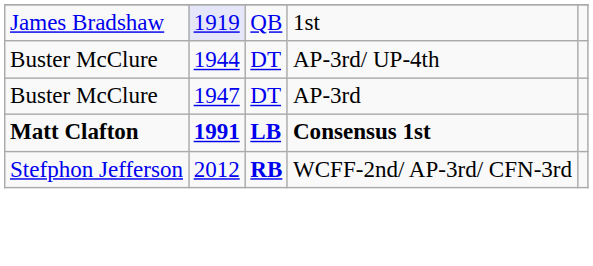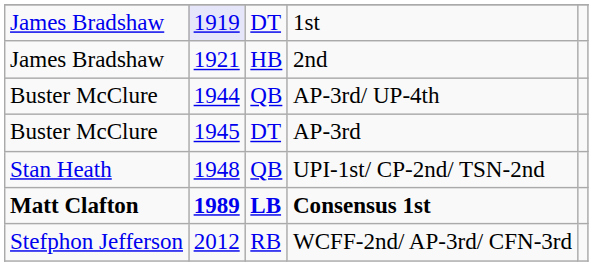(266, 22) QB -> (266, 22) DT
+ row: (310, 59)
(266, 59) DT -> (266, 95) QB
(217, 95) 1947 -> (217, 132) 1945
+ row: (419, 168)
(217, 132) 1991 -> (217, 205) 1989
(266, 168) bold -> (266, 242) normal
